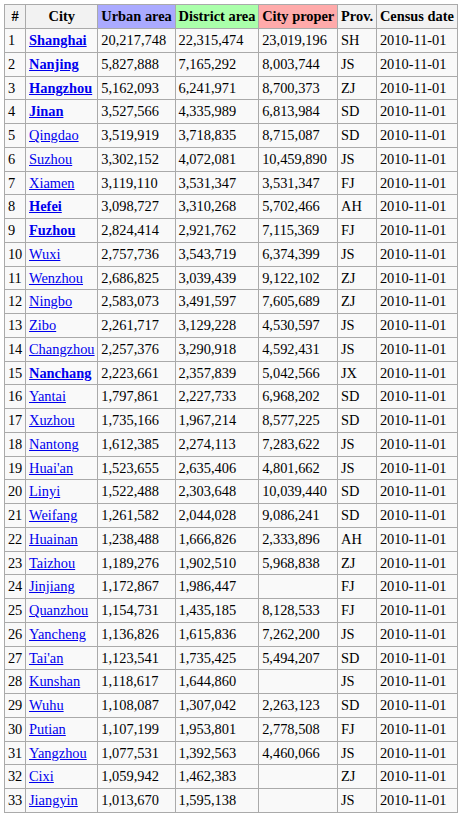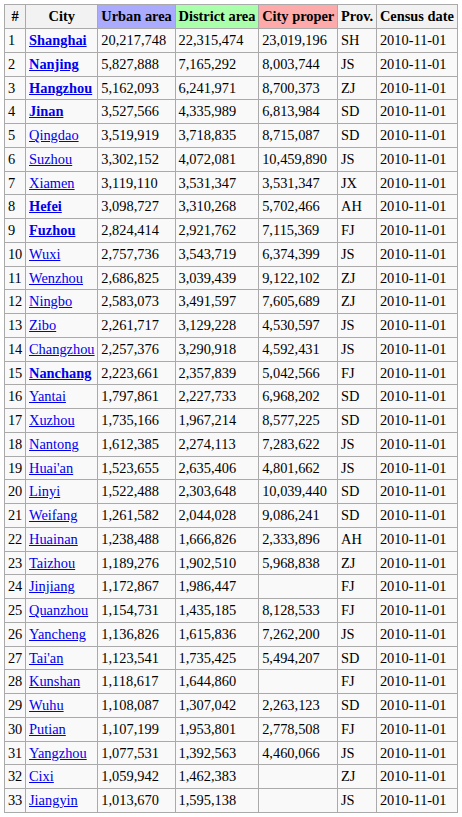(348, 183) FJ -> (349, 183) JX
(349, 373) JX -> (348, 373) FJ
(348, 681) JS -> (348, 681) FJ
